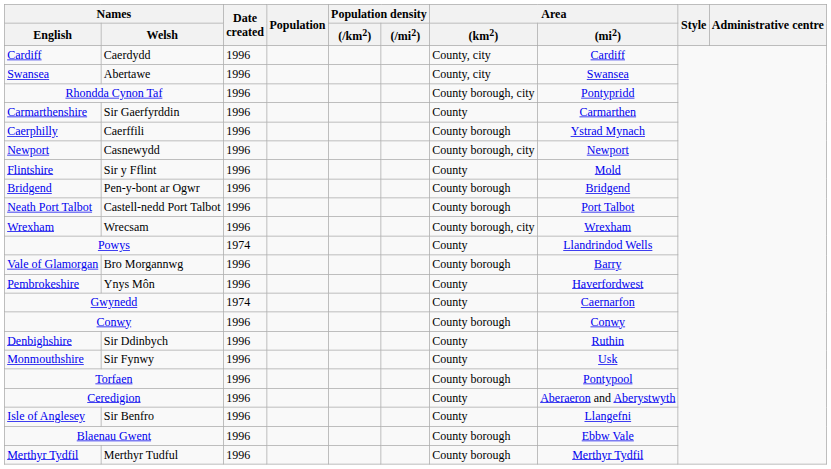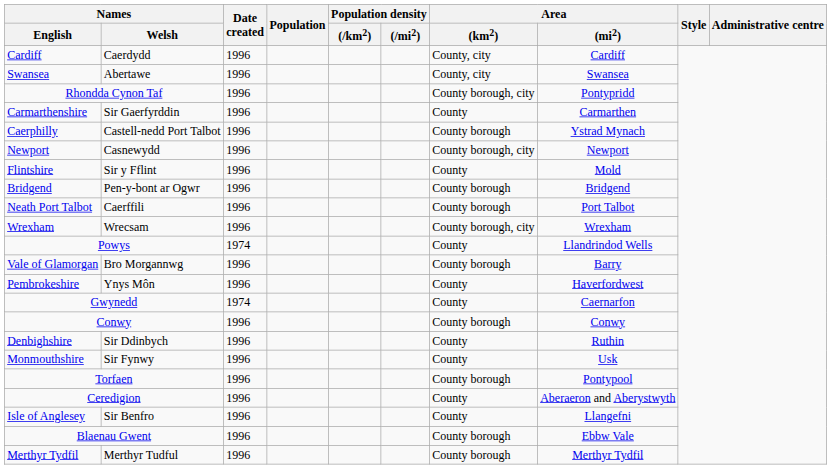(124, 131) Caerffili -> (162, 131) Castell-nedd Port Talbot
(162, 207) Castell-nedd Port Talbot -> (124, 207) Caerffili
